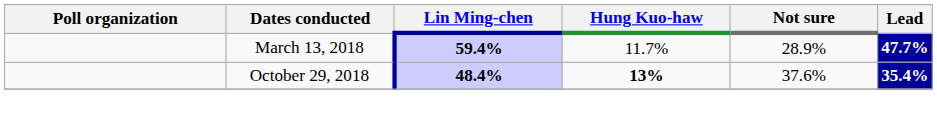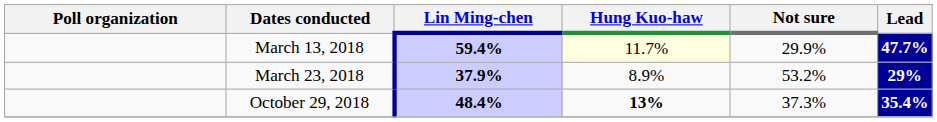(646, 48) no background -> (646, 48) lightyellow background
(804, 48) 28.9% -> (804, 48) 29.9%
+ row: (309, 75)
(804, 75) 37.6% -> (804, 102) 37.3%
